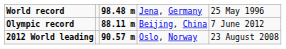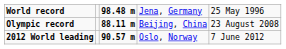(238, 24) 7 June 2012 -> (245, 24) 23 August 2008
(245, 37) 23 August 2008 -> (238, 37) 7 June 2012
